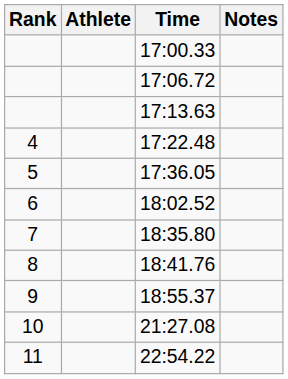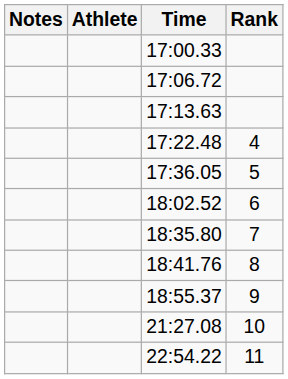columns swapped: (33, 19) <-> (251, 19)
